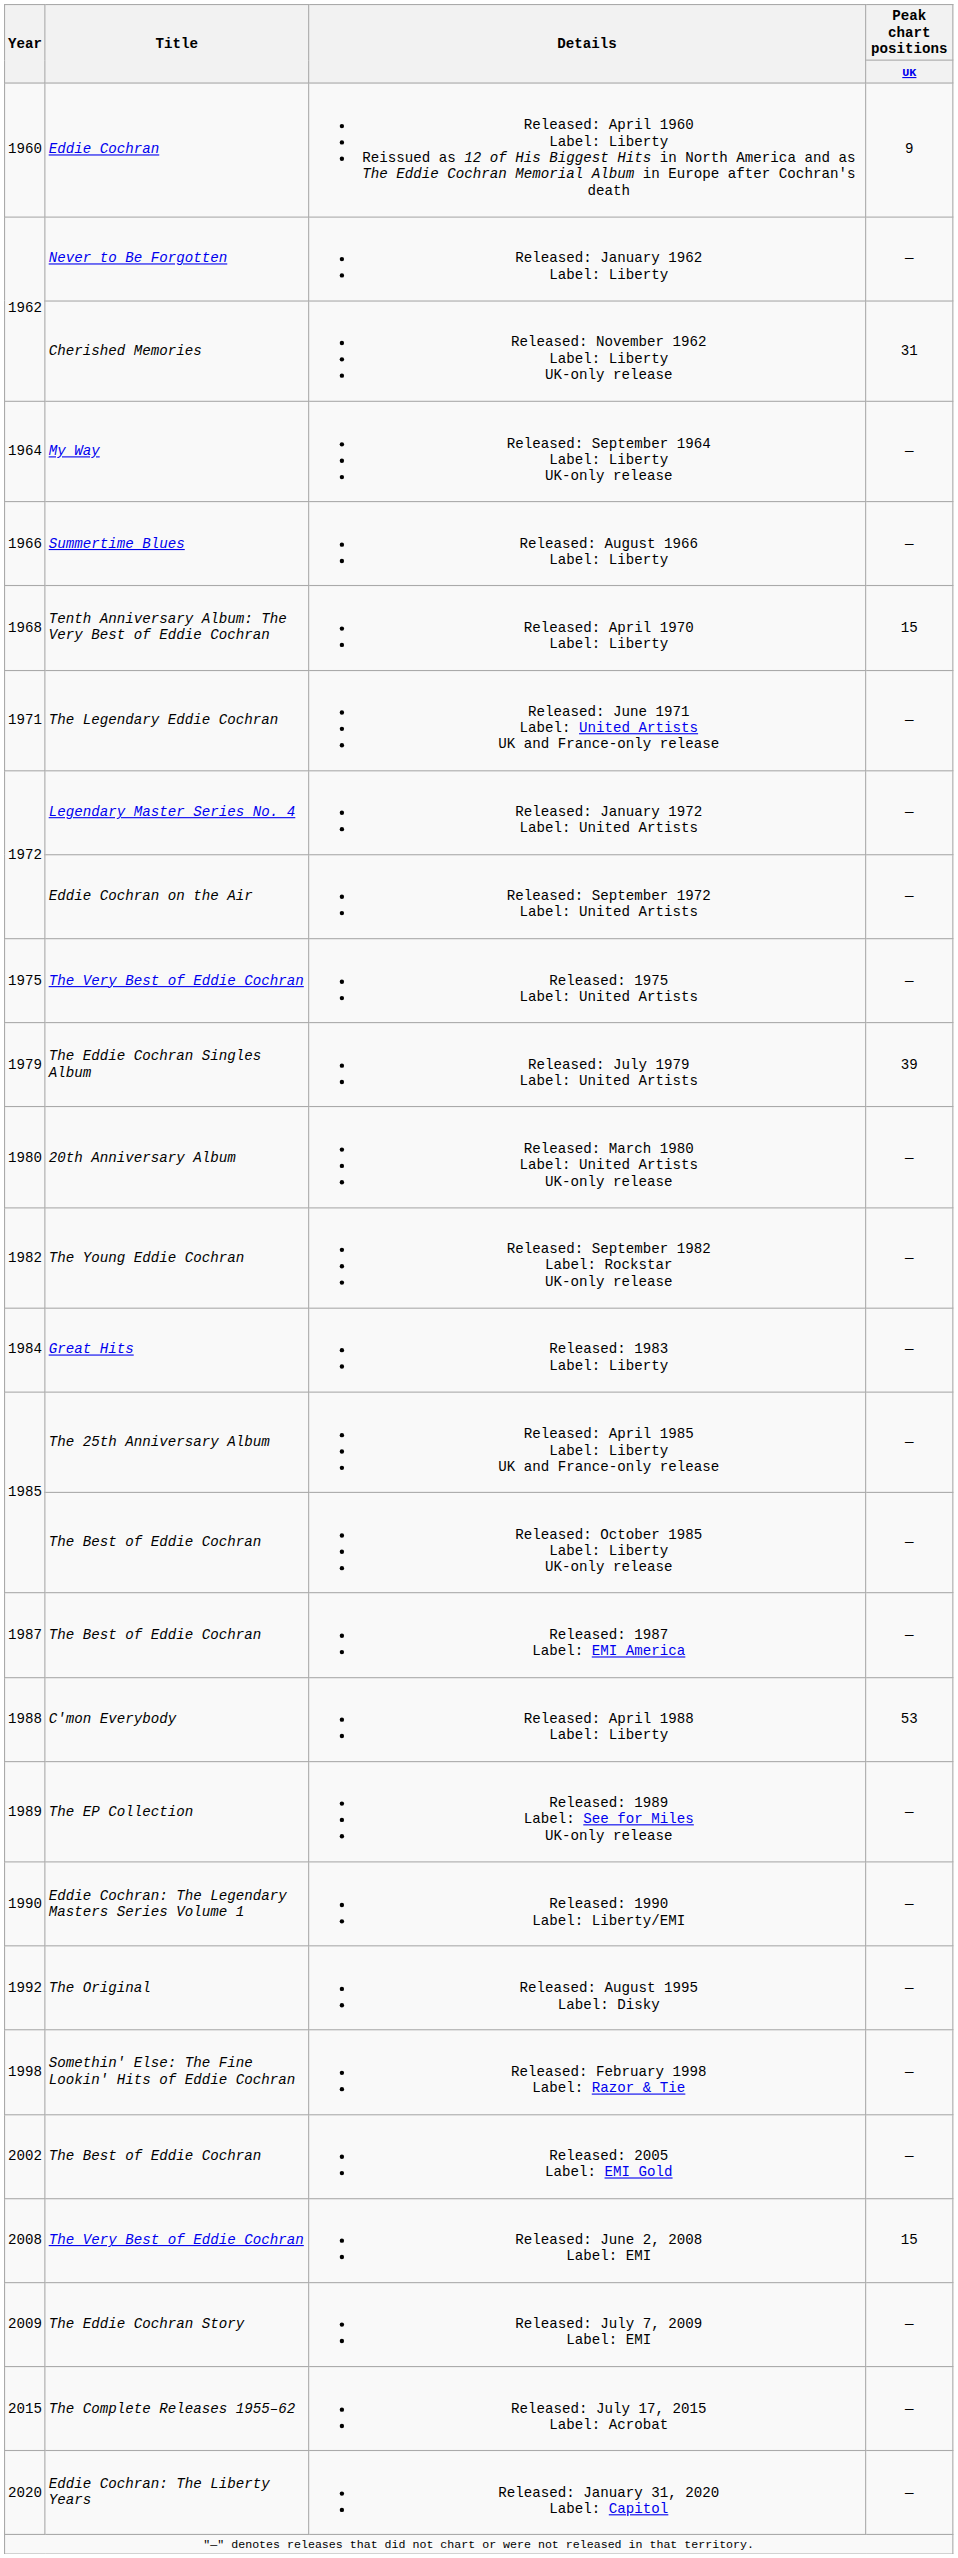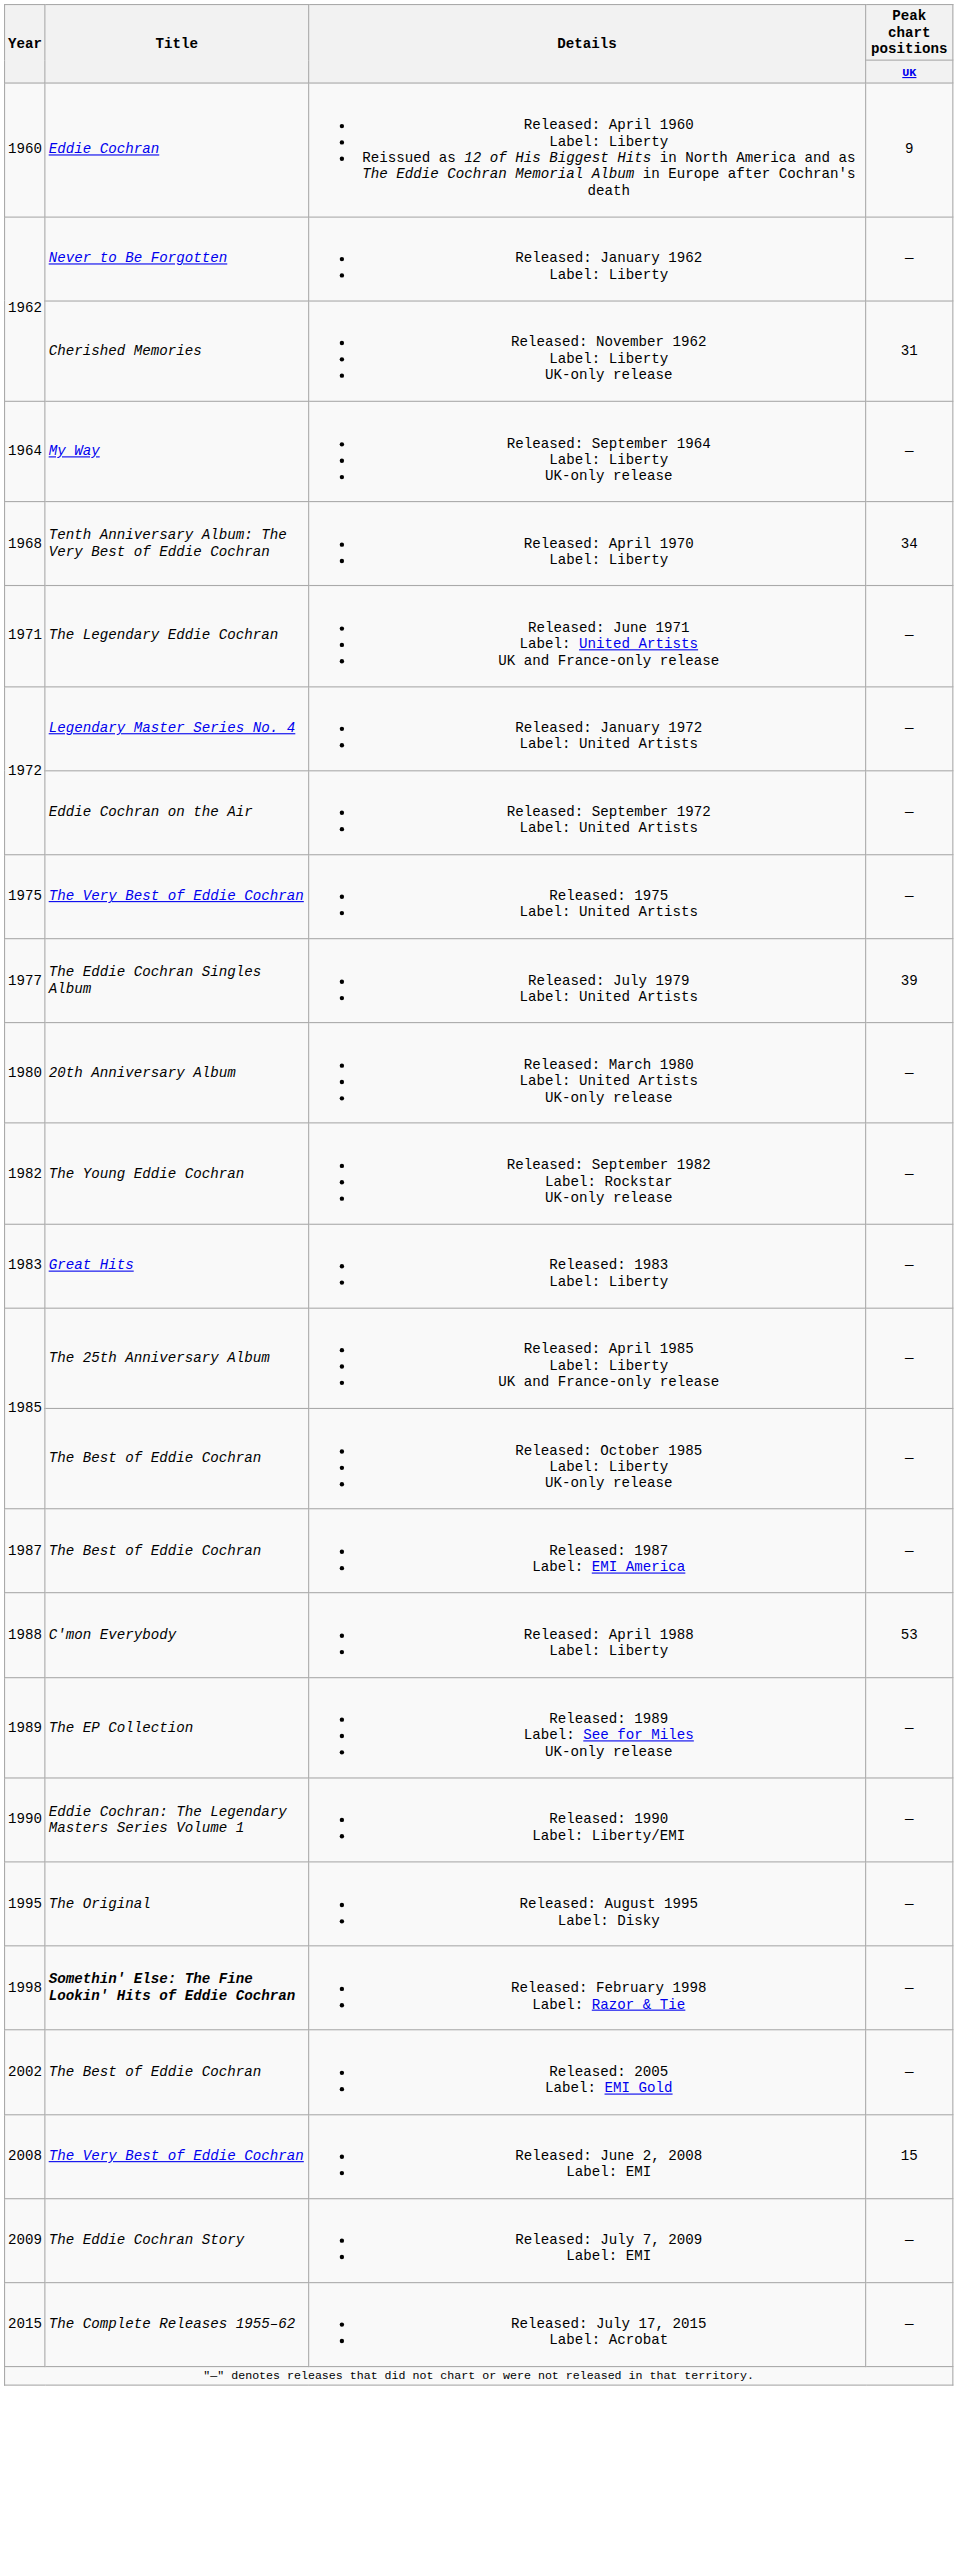- row: (587, 552)
(909, 628) 15 -> (909, 544) 34
(25, 1065) 1979 -> (25, 981) 1977
(25, 1350) 1984 -> (25, 1266) 1983
(25, 1988) 1992 -> (25, 1904) 1995
(172, 2072) normal -> (172, 1988) bold
- row: (587, 2501)
